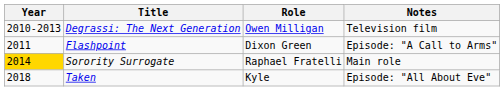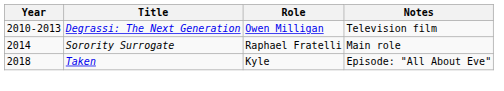- row: (96, 45)
(19, 61) gold background -> (19, 45) no background
